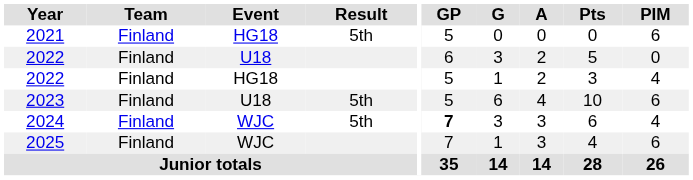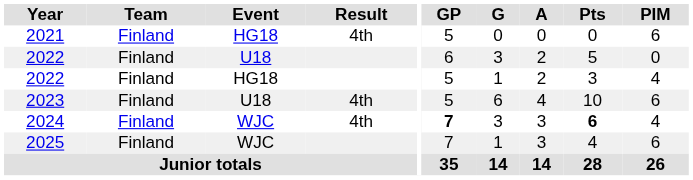(361, 36) 5th -> (361, 36) 4th
(361, 100) 5th -> (361, 100) 4th
(361, 121) 5th -> (361, 121) 4th
(593, 121) normal -> (593, 121) bold
